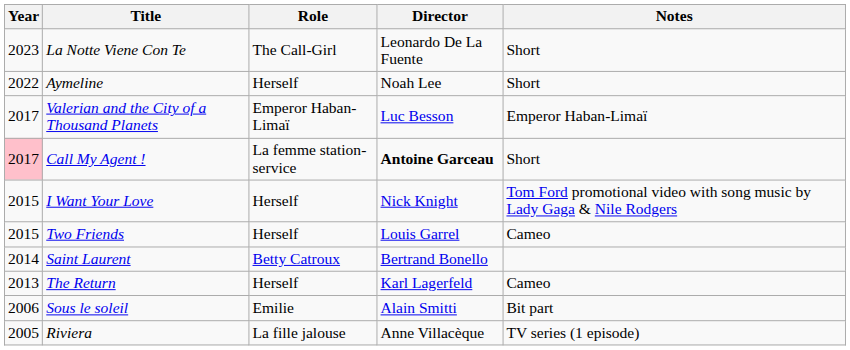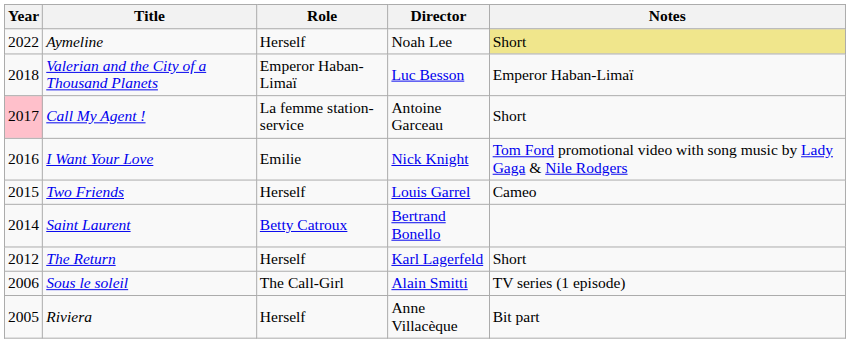- row: (116, 50)
(523, 83) no background -> (509, 41) khaki background
(24, 116) 2017 -> (24, 74) 2018
(437, 158) bold -> (417, 116) normal
(24, 200) 2015 -> (24, 158) 2016
(275, 200) Herself -> (281, 158) Emilie
(24, 283) 2013 -> (24, 258) 2012
(528, 283) Cameo -> (509, 258) Short
(273, 308) Emilie -> (302, 283) The Call-Girl
(530, 308) Bit part -> (559, 283) TV series (1 episode)
(299, 332) La fille jalouse -> (283, 316) Herself
(573, 332) TV series (1 episode) -> (516, 316) Bit part
